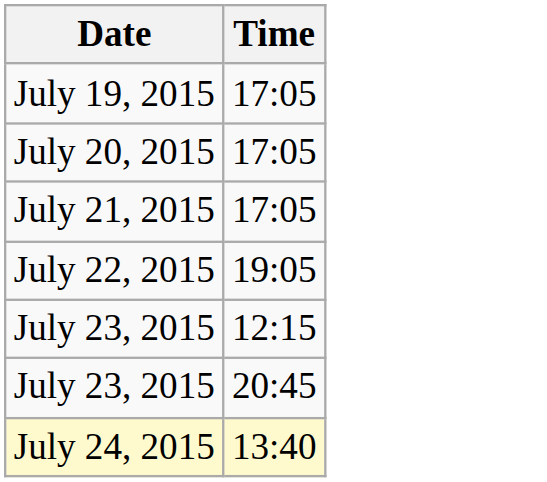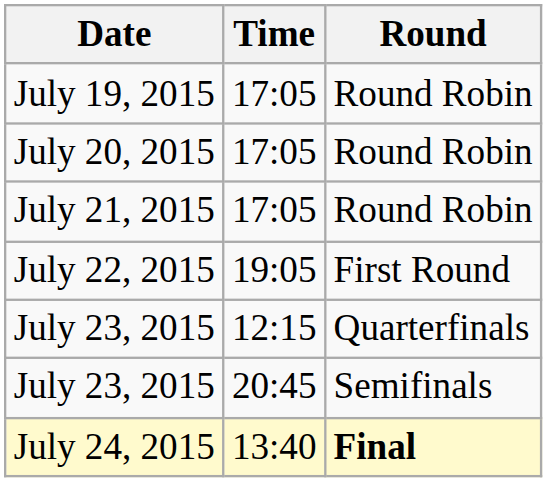+ column: (433, 33)
